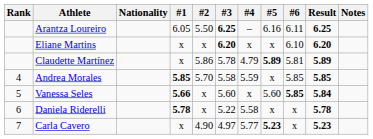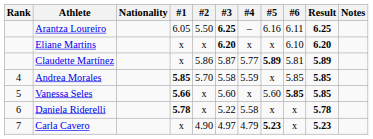(227, 61) 5.78 -> (227, 61) 5.87
(249, 61) 4.79 -> (249, 61) 5.77
(322, 93) 5.84 -> (322, 93) 5.85
(249, 126) 5.77 -> (249, 126) 4.79
